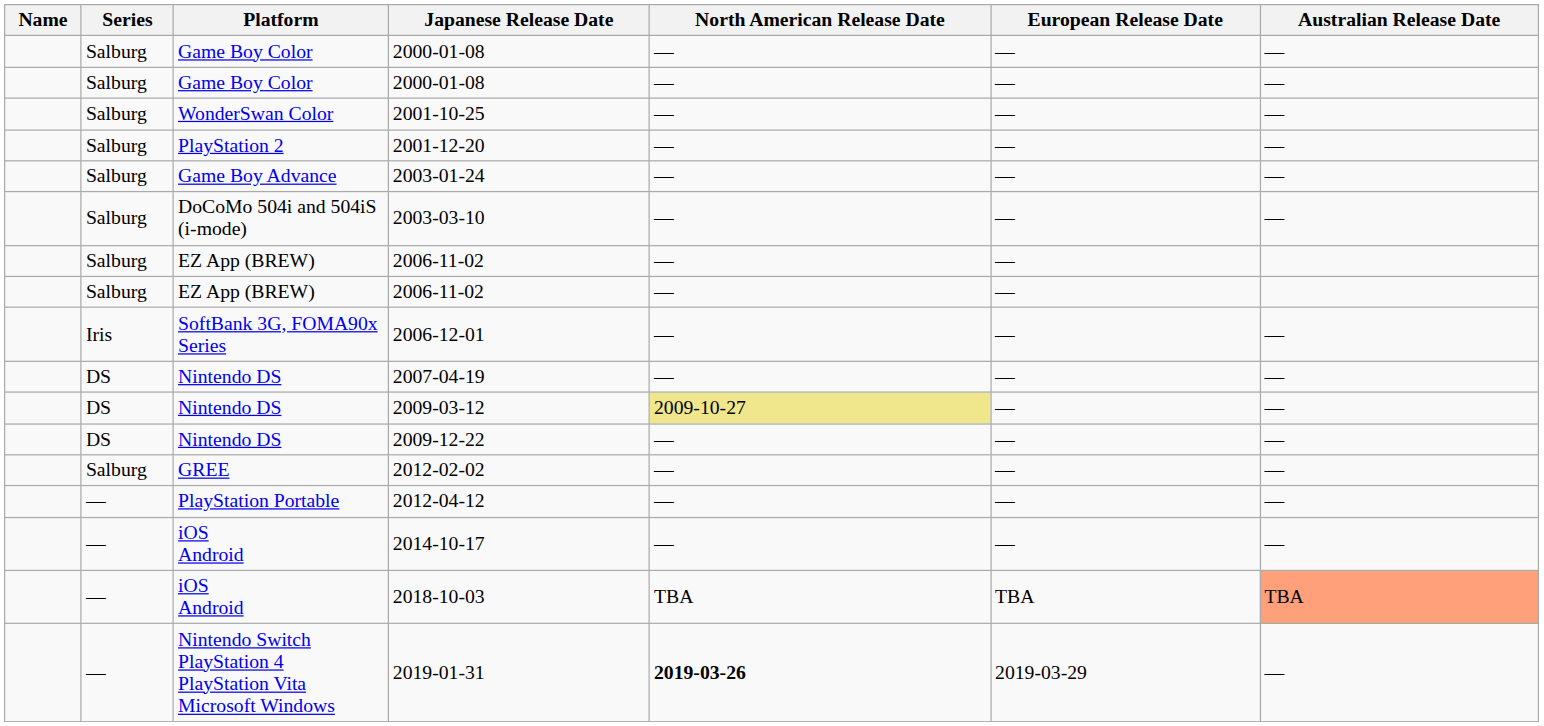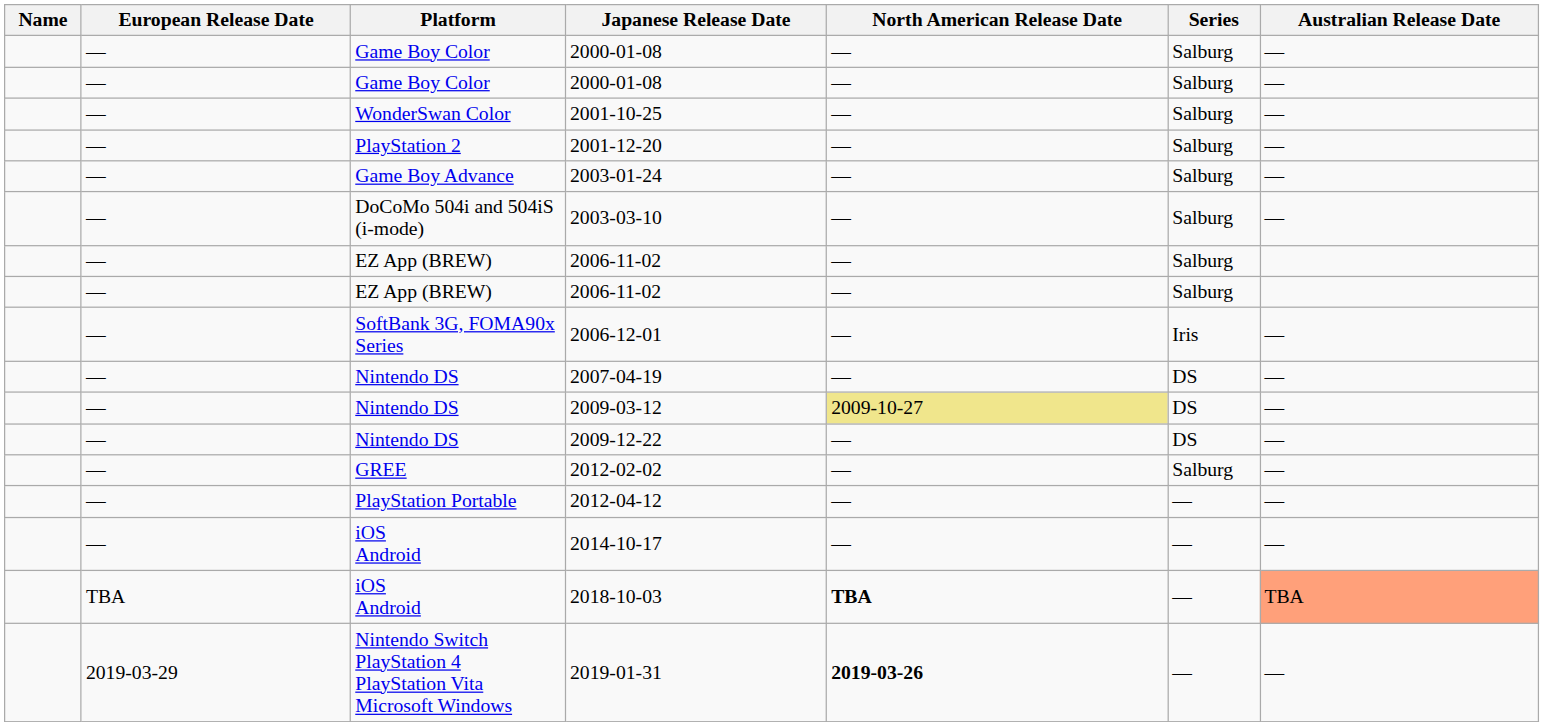columns swapped: (127, 20) <-> (1125, 20)
(674, 596) normal -> (851, 596) bold
